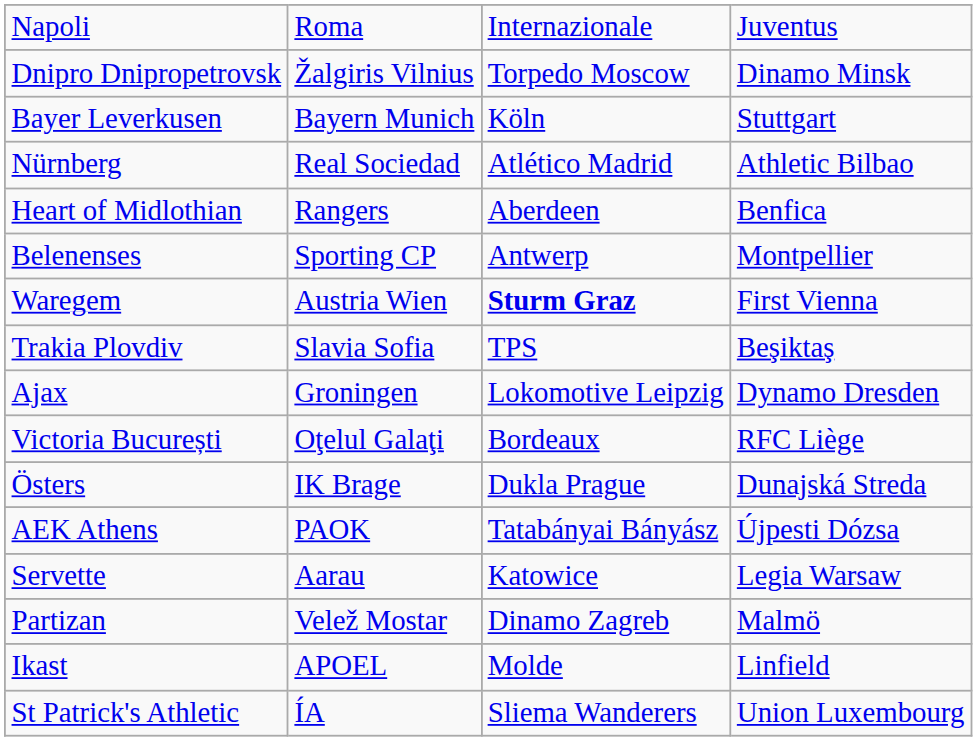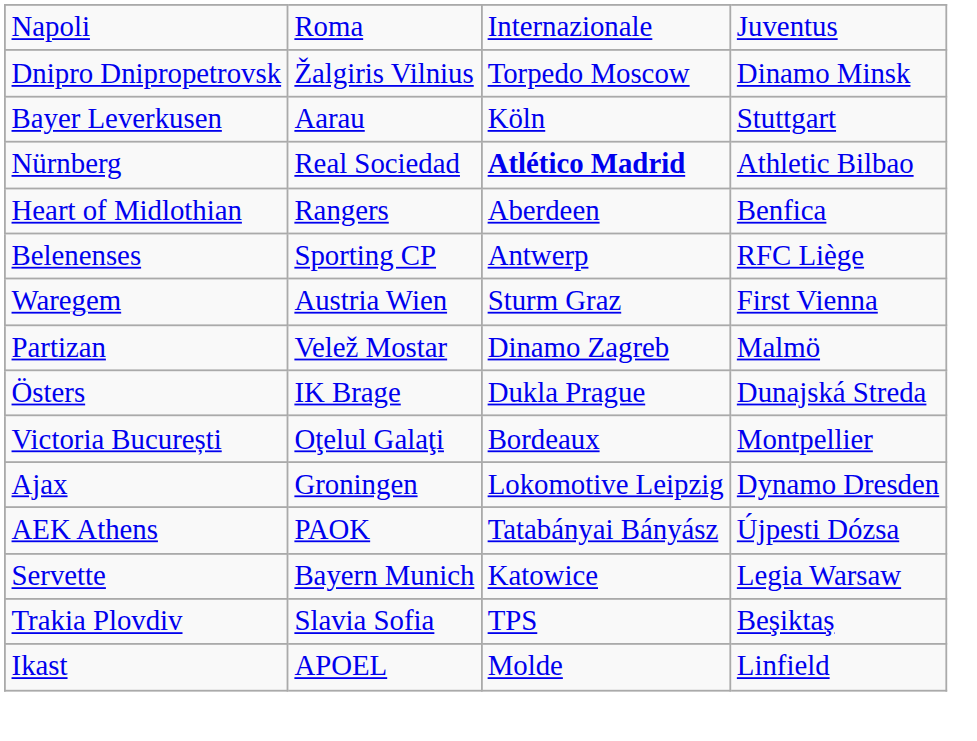(384, 118) Bayern Munich -> (330, 118) Aarau
(580, 164) normal -> (586, 164) bold
(805, 255) Montpellier -> (800, 255) RFC Liège
(562, 301) bold -> (554, 301) normal
rows swapped: (59, 621) <-> (97, 347)
rows swapped: (48, 484) <-> (40, 392)
(800, 438) RFC Liège -> (805, 438) Montpellier
(330, 575) Aarau -> (384, 575) Bayern Munich
- row: (125, 712)
